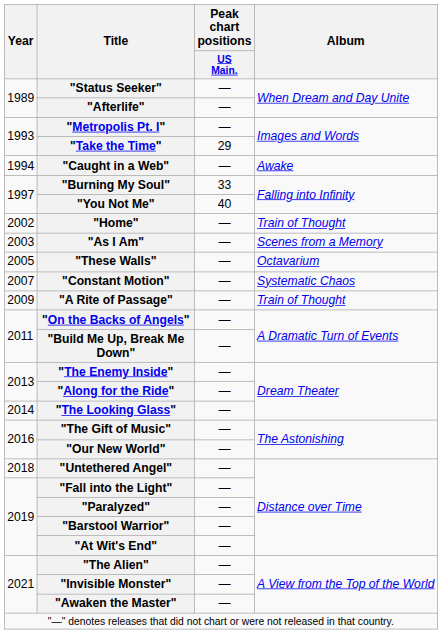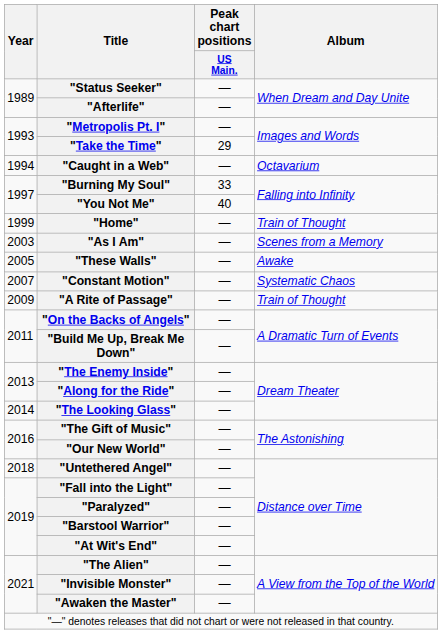(275, 165) Awake -> (288, 165) Octavarium
(21, 223) 2002 -> (21, 223) 1999
(288, 262) Octavarium -> (275, 262) Awake
